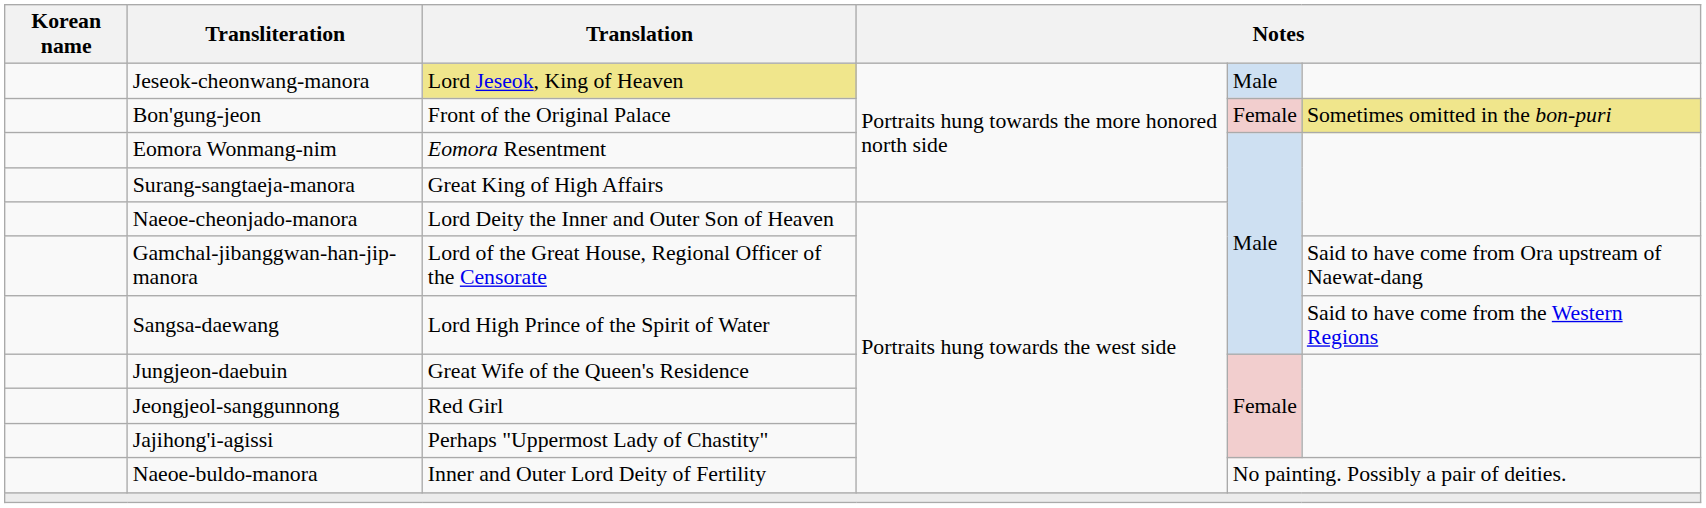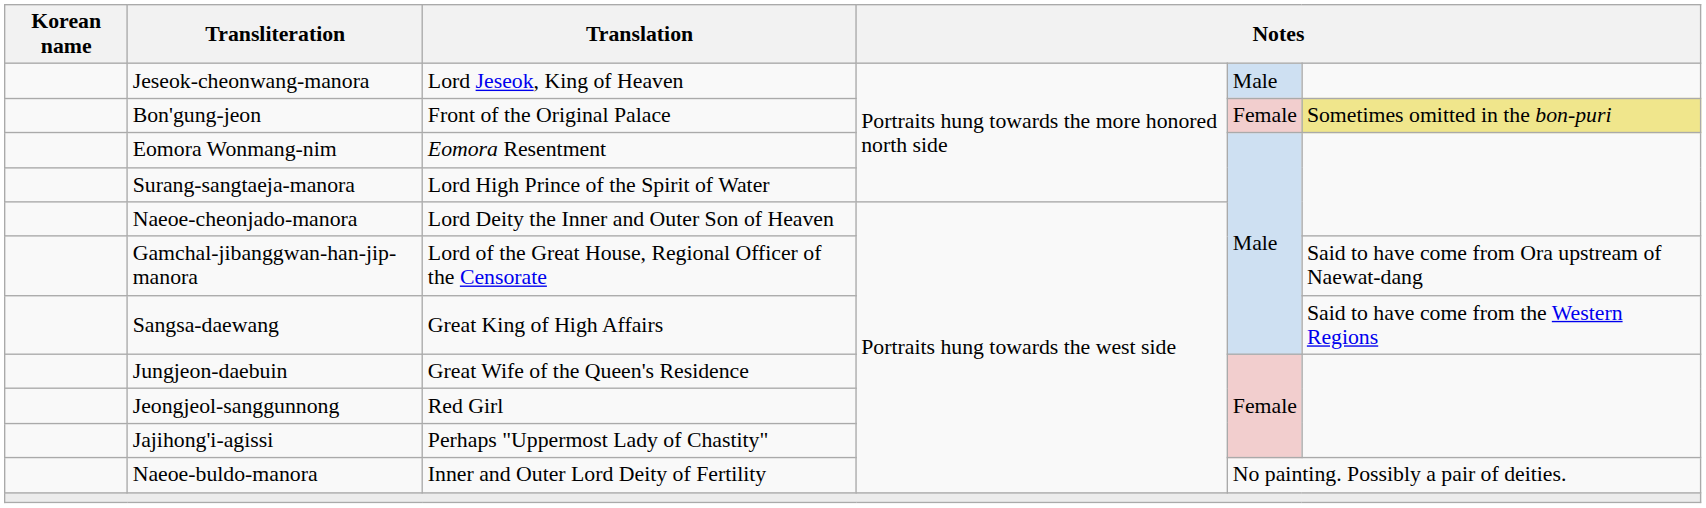(556, 80) khaki background -> (556, 80) no background
(545, 184) Great King of High Affairs -> (599, 184) Lord High Prince of the Spirit of Water
(599, 324) Lord High Prince of the Spirit of Water -> (545, 324) Great King of High Affairs
